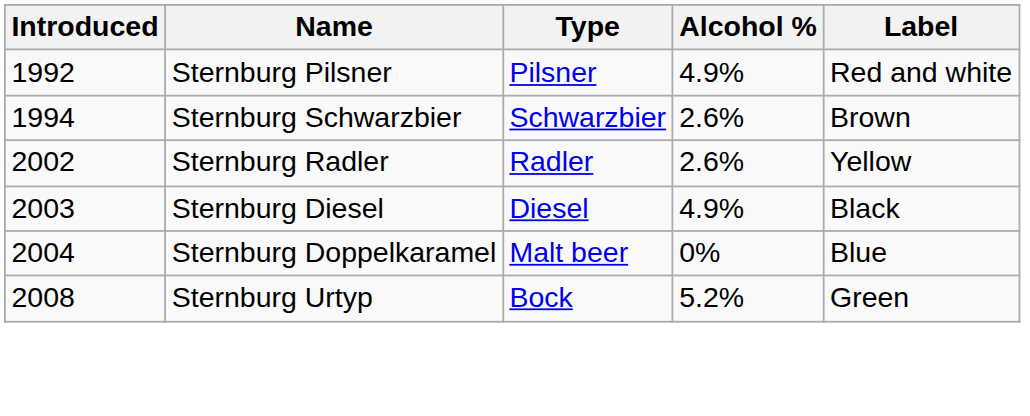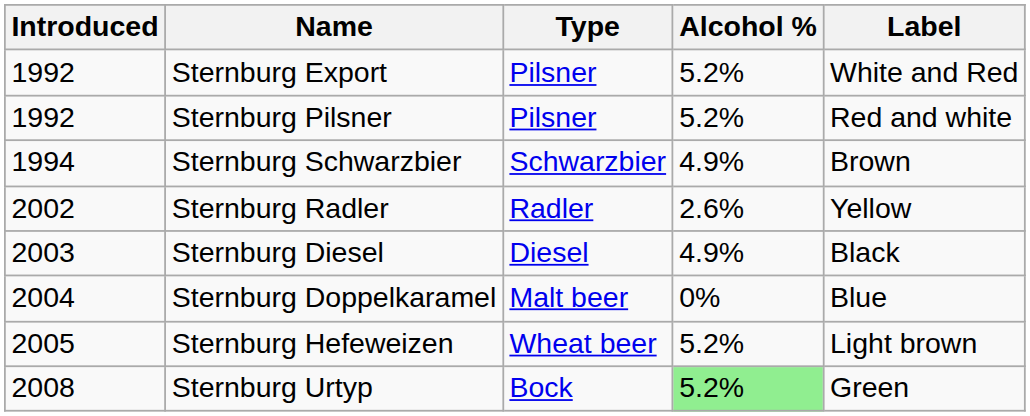+ row: (279, 72)
(712, 72) 4.9% -> (712, 117) 5.2%
(712, 117) 2.6% -> (712, 162) 4.9%
+ row: (313, 343)
(712, 298) no background -> (712, 388) lightgreen background
